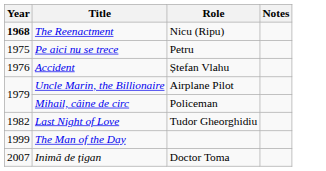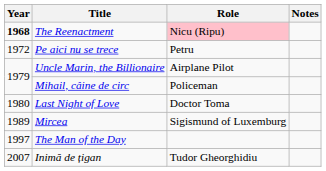(197, 31) no background -> (197, 31) pink background
(18, 49) 1975 -> (18, 49) 1972
- row: (55, 67)
(18, 121) 1982 -> (18, 103) 1980
(213, 121) Tudor Gheorghidiu -> (200, 103) Doctor Toma
+ row: (51, 121)
(18, 139) 1999 -> (18, 139) 1997
(200, 157) Doctor Toma -> (213, 157) Tudor Gheorghidiu
